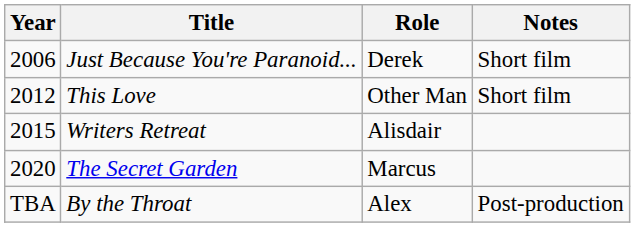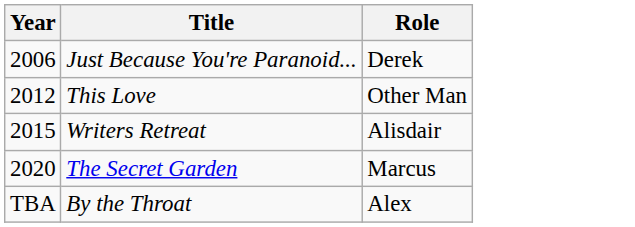- column: (551, 22)
